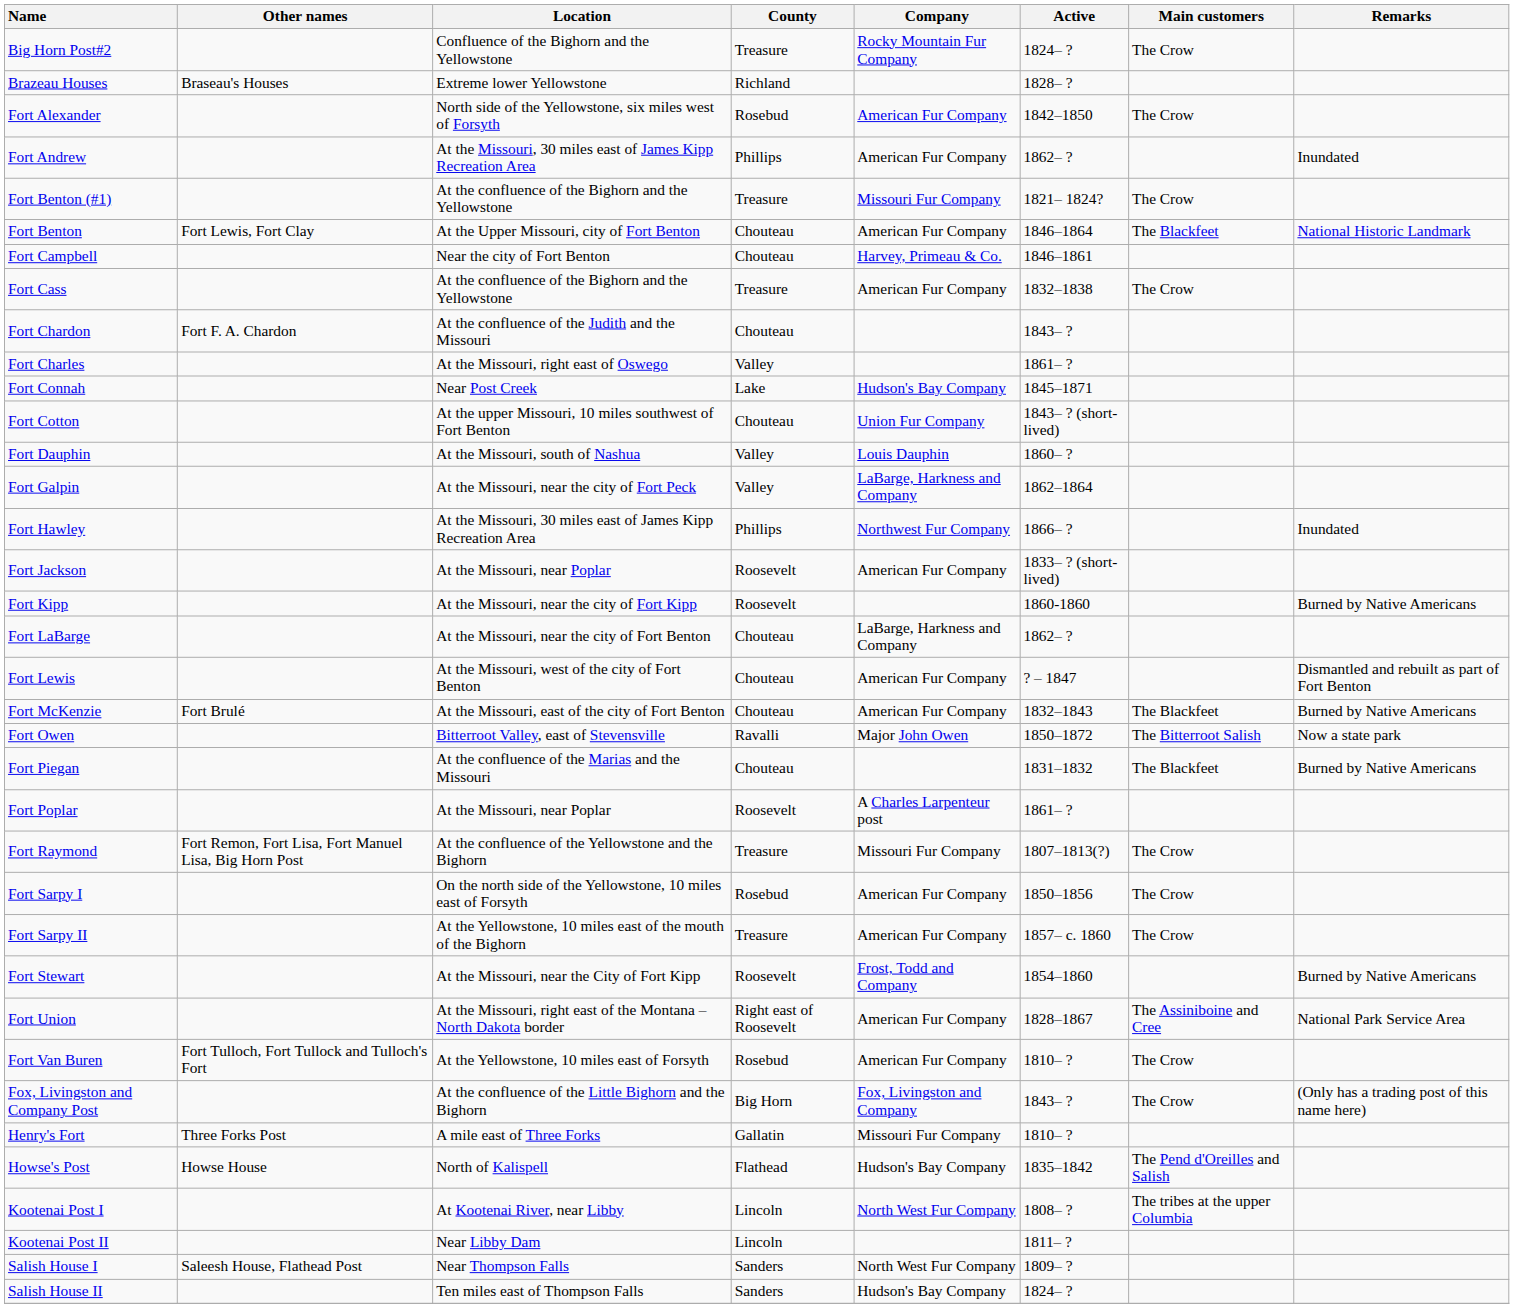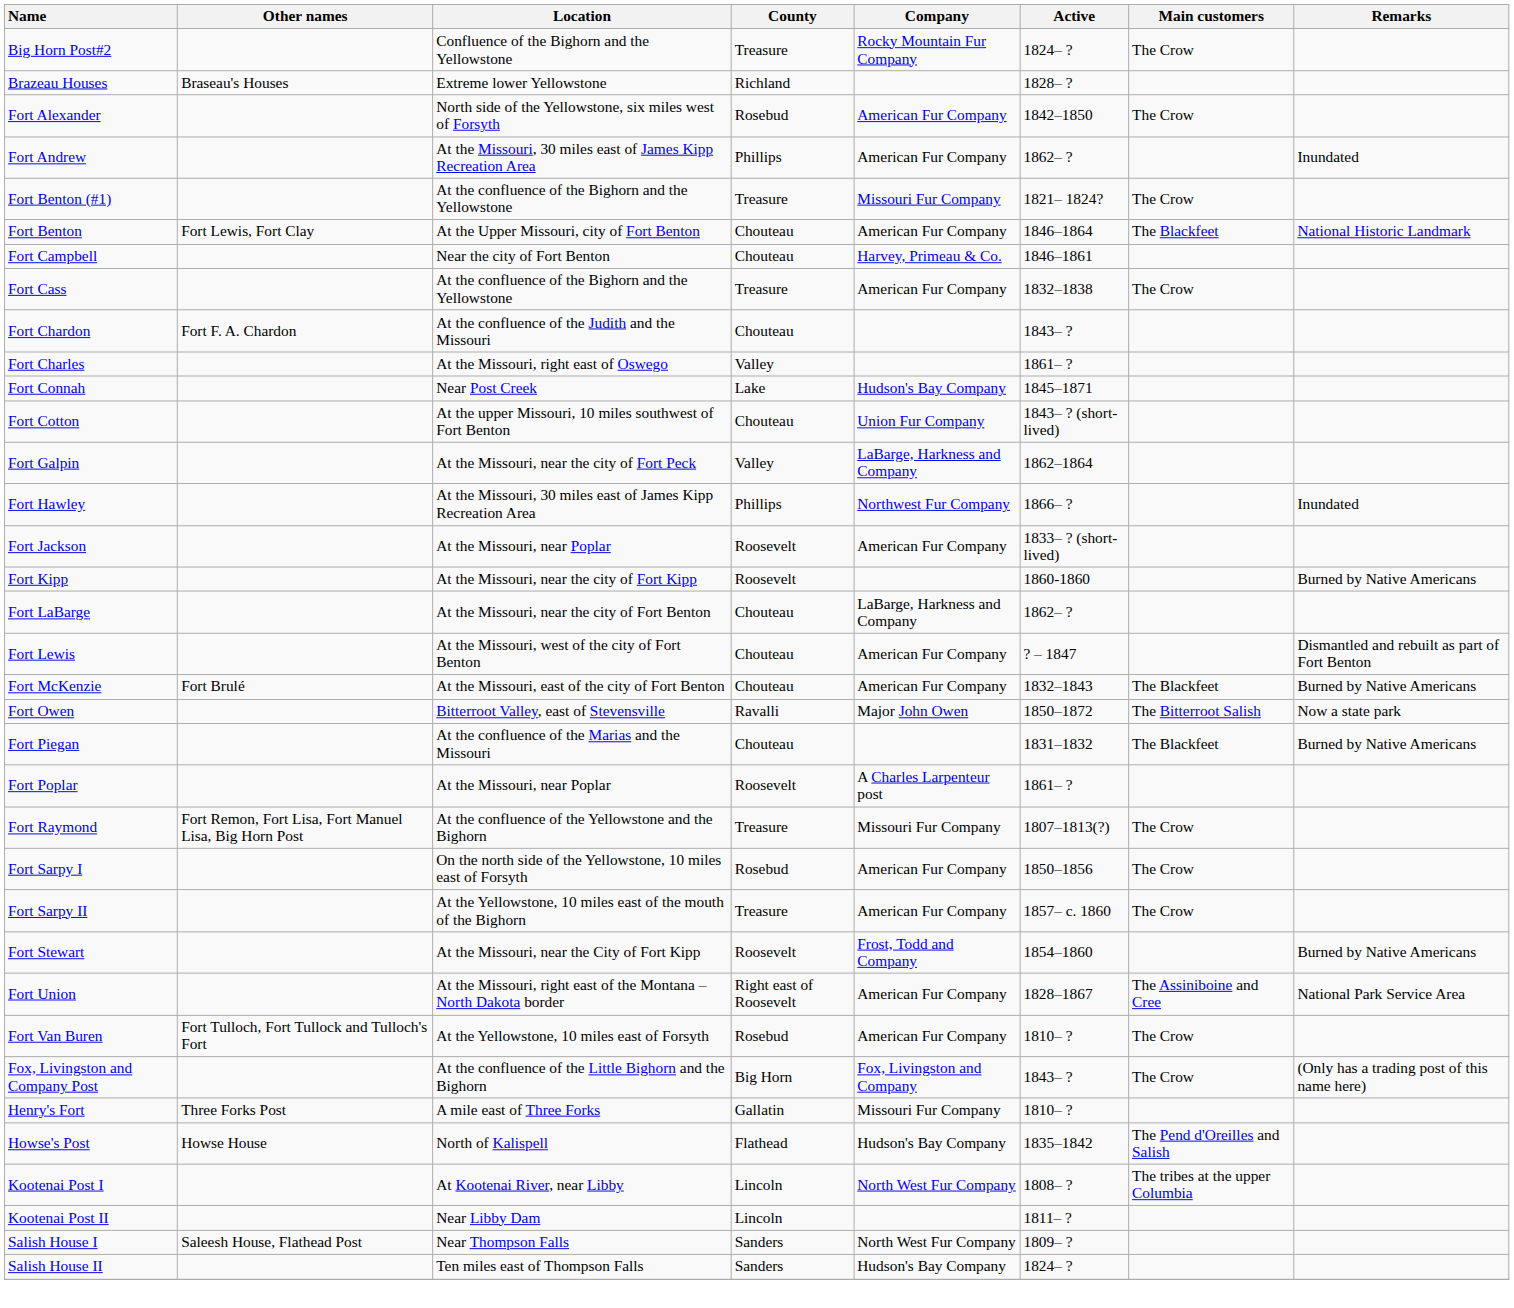- row: (49, 454)
